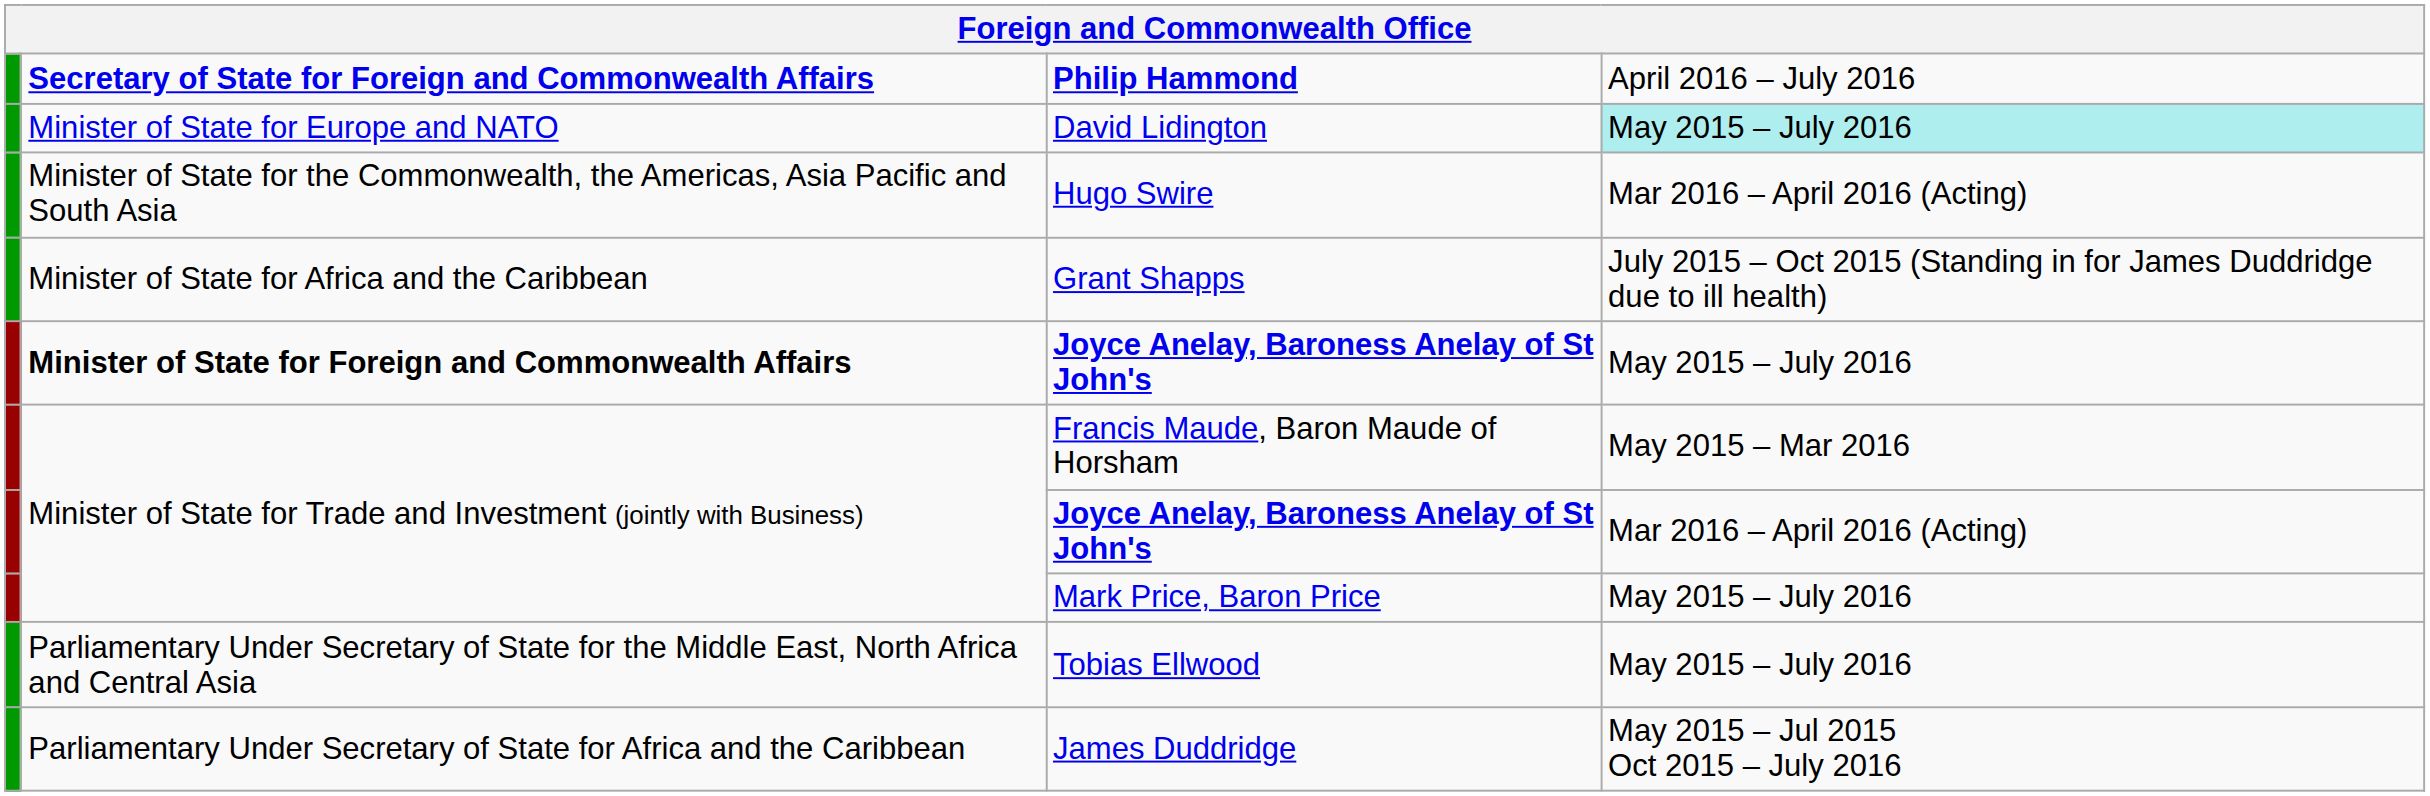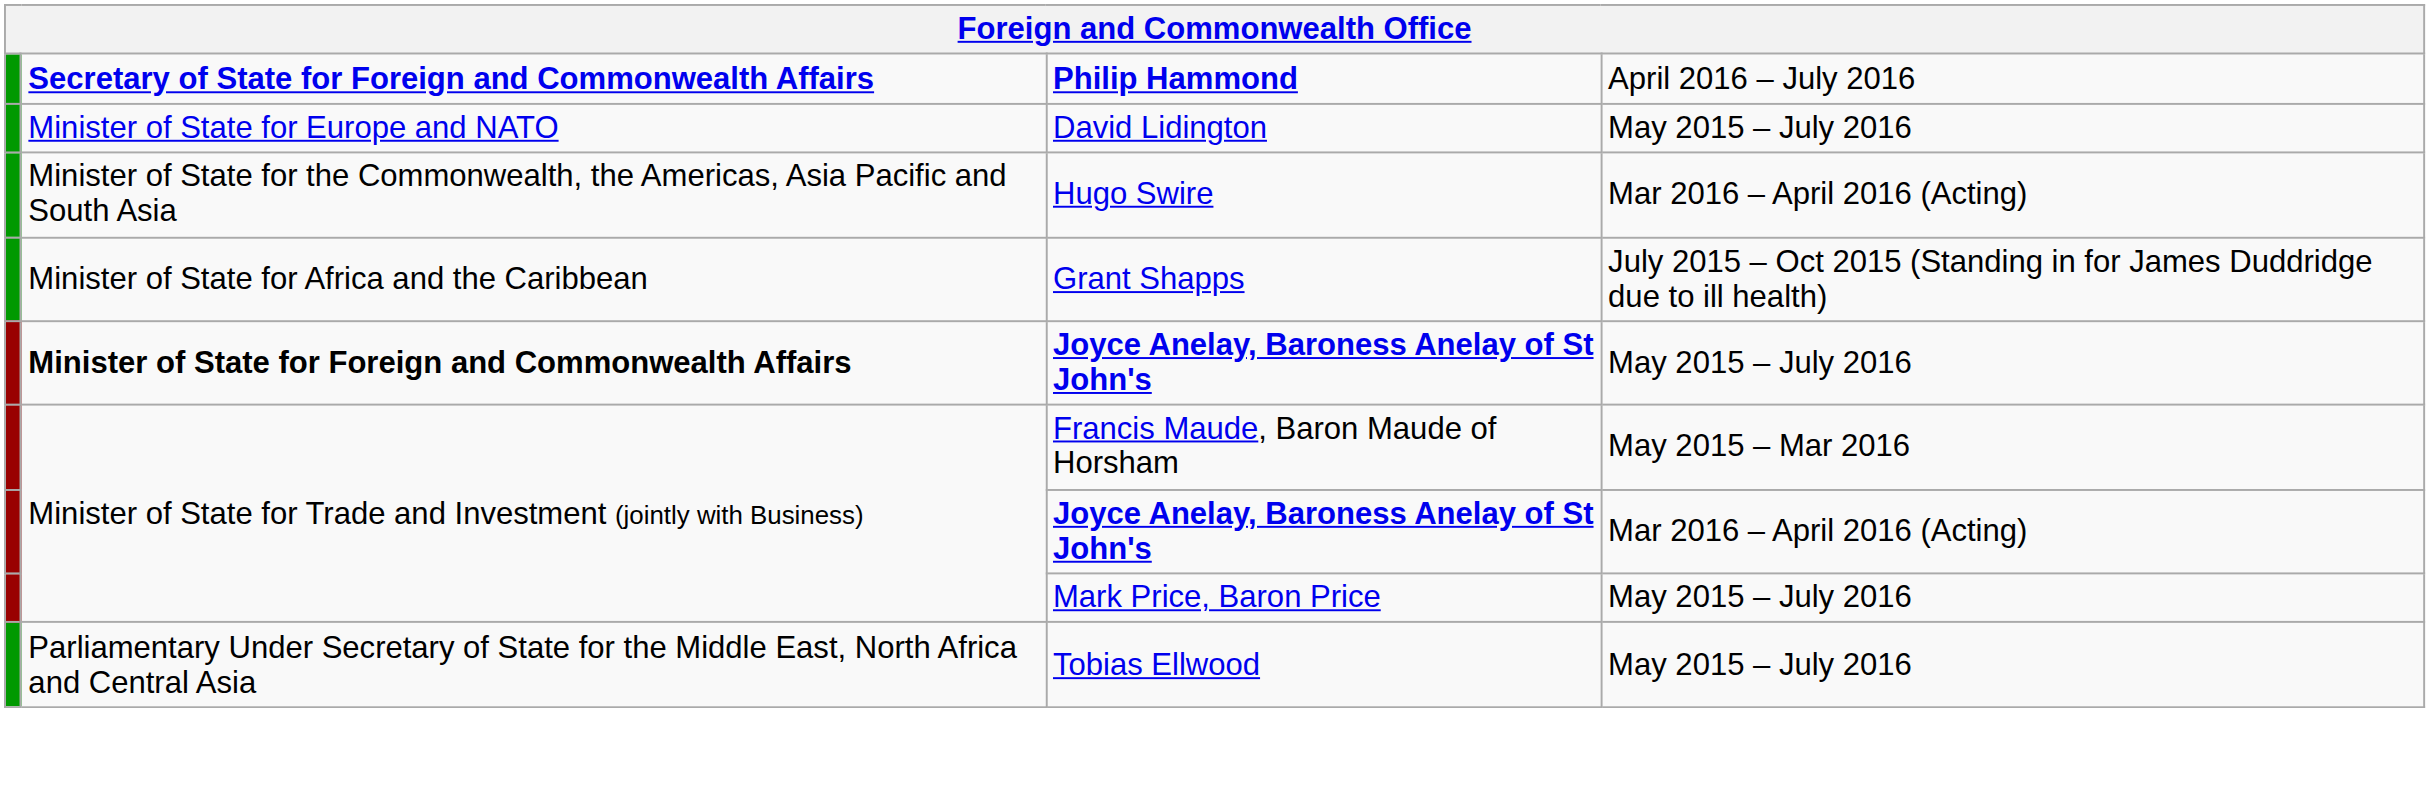(1760, 127) paleturquoise background -> (1760, 127) no background
- row: (497, 748)
